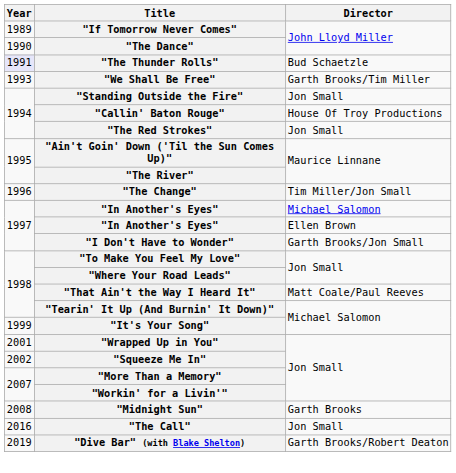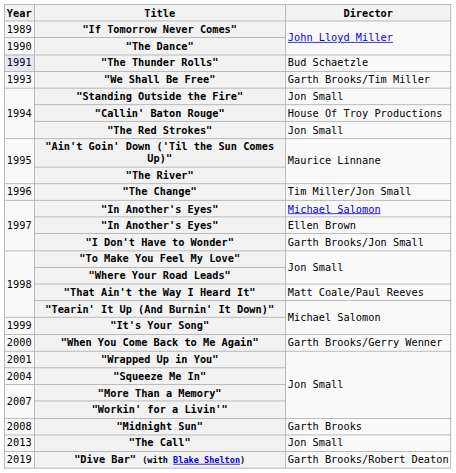+ row: (160, 343)
(19, 359) 2002 -> (19, 376) 2004
(19, 426) 2016 -> (19, 443) 2013
